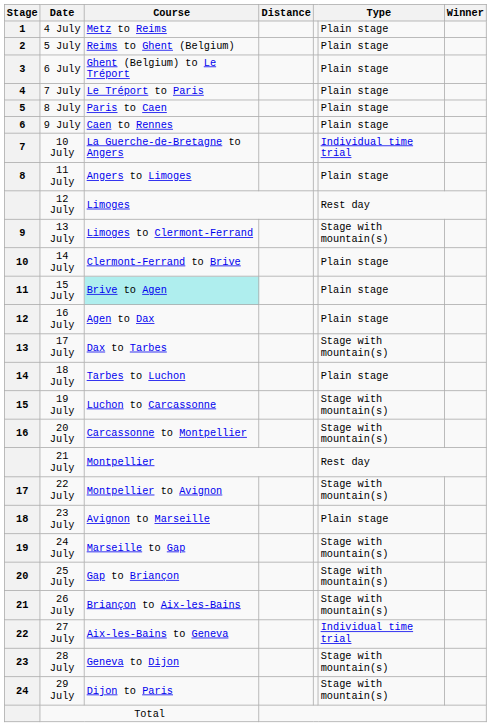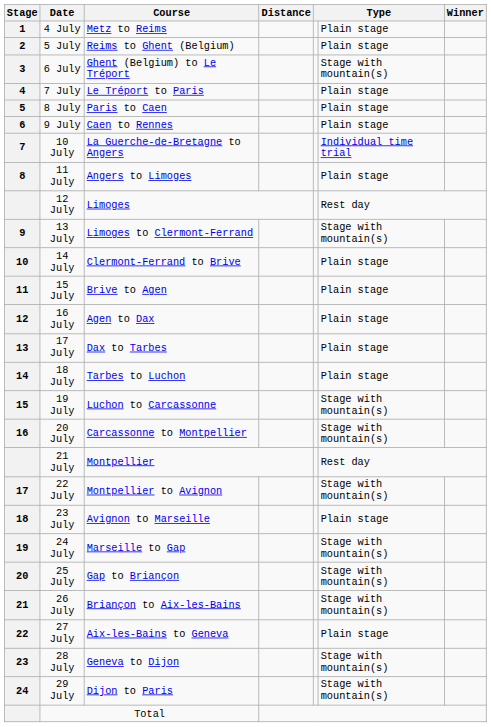(355, 69) Plain stage -> (355, 69) Stage with mountain(s)
(127, 291) paleturquoise background -> (127, 291) no background
(355, 348) Stage with mountain(s) -> (355, 348) Plain stage
(367, 634) Individual time trial -> (355, 634) Plain stage
